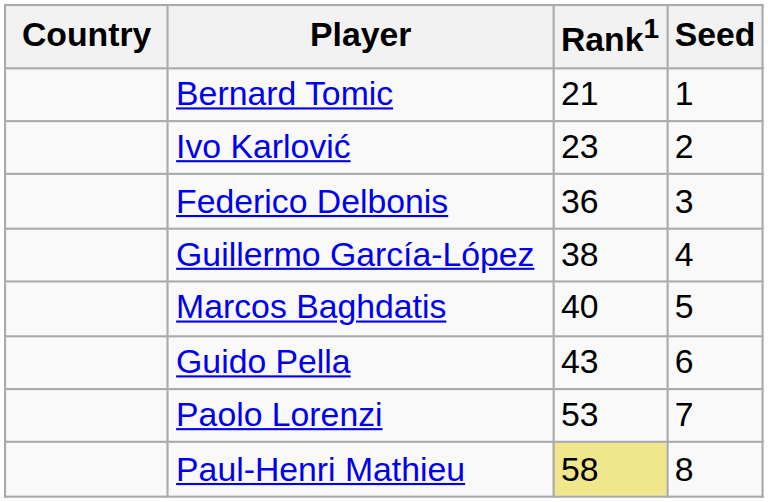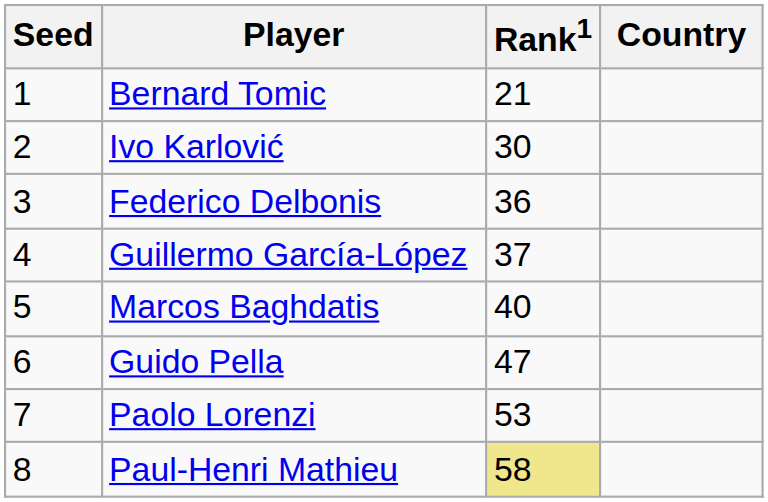columns swapped: (87, 35) <-> (715, 35)
(580, 147) 23 -> (513, 147) 30
(580, 254) 38 -> (513, 254) 37
(580, 361) 43 -> (513, 361) 47
